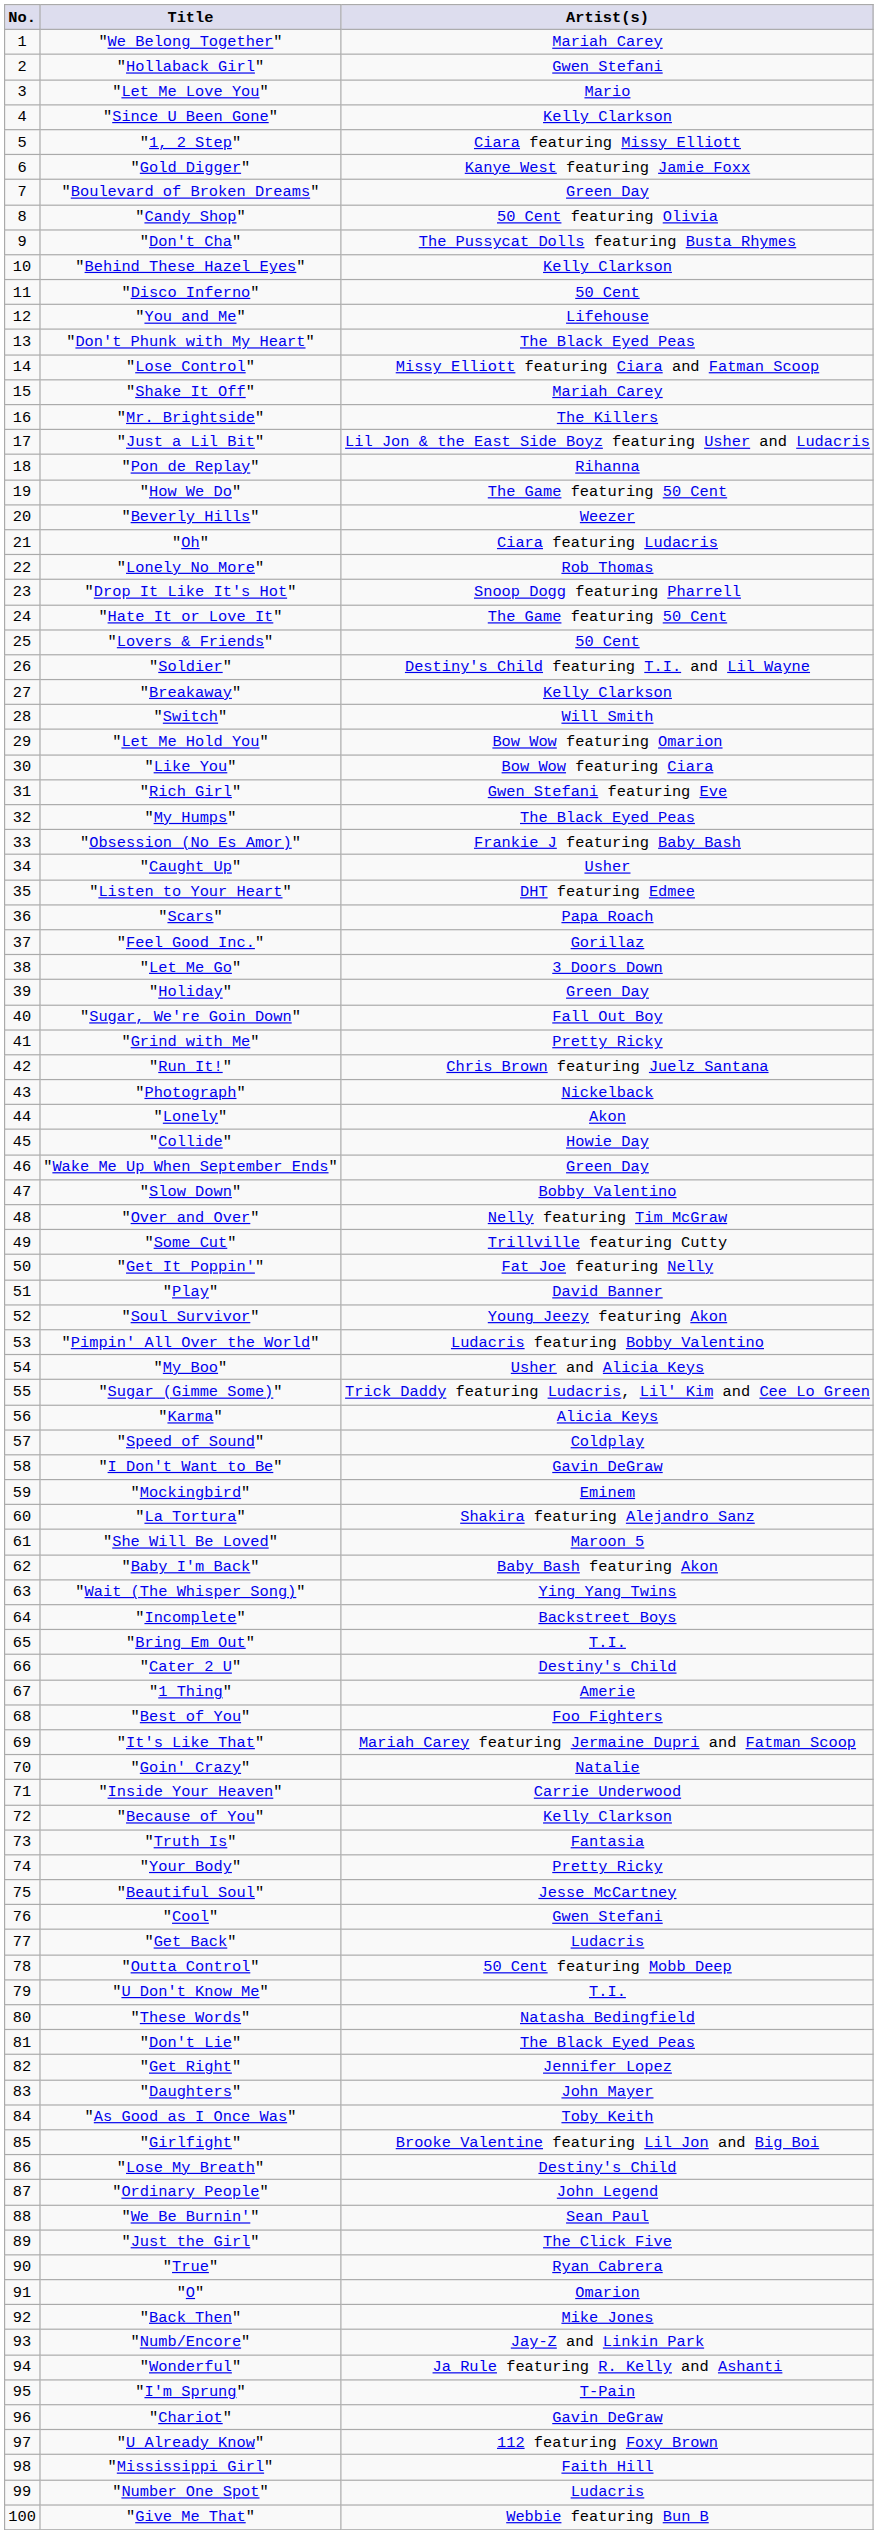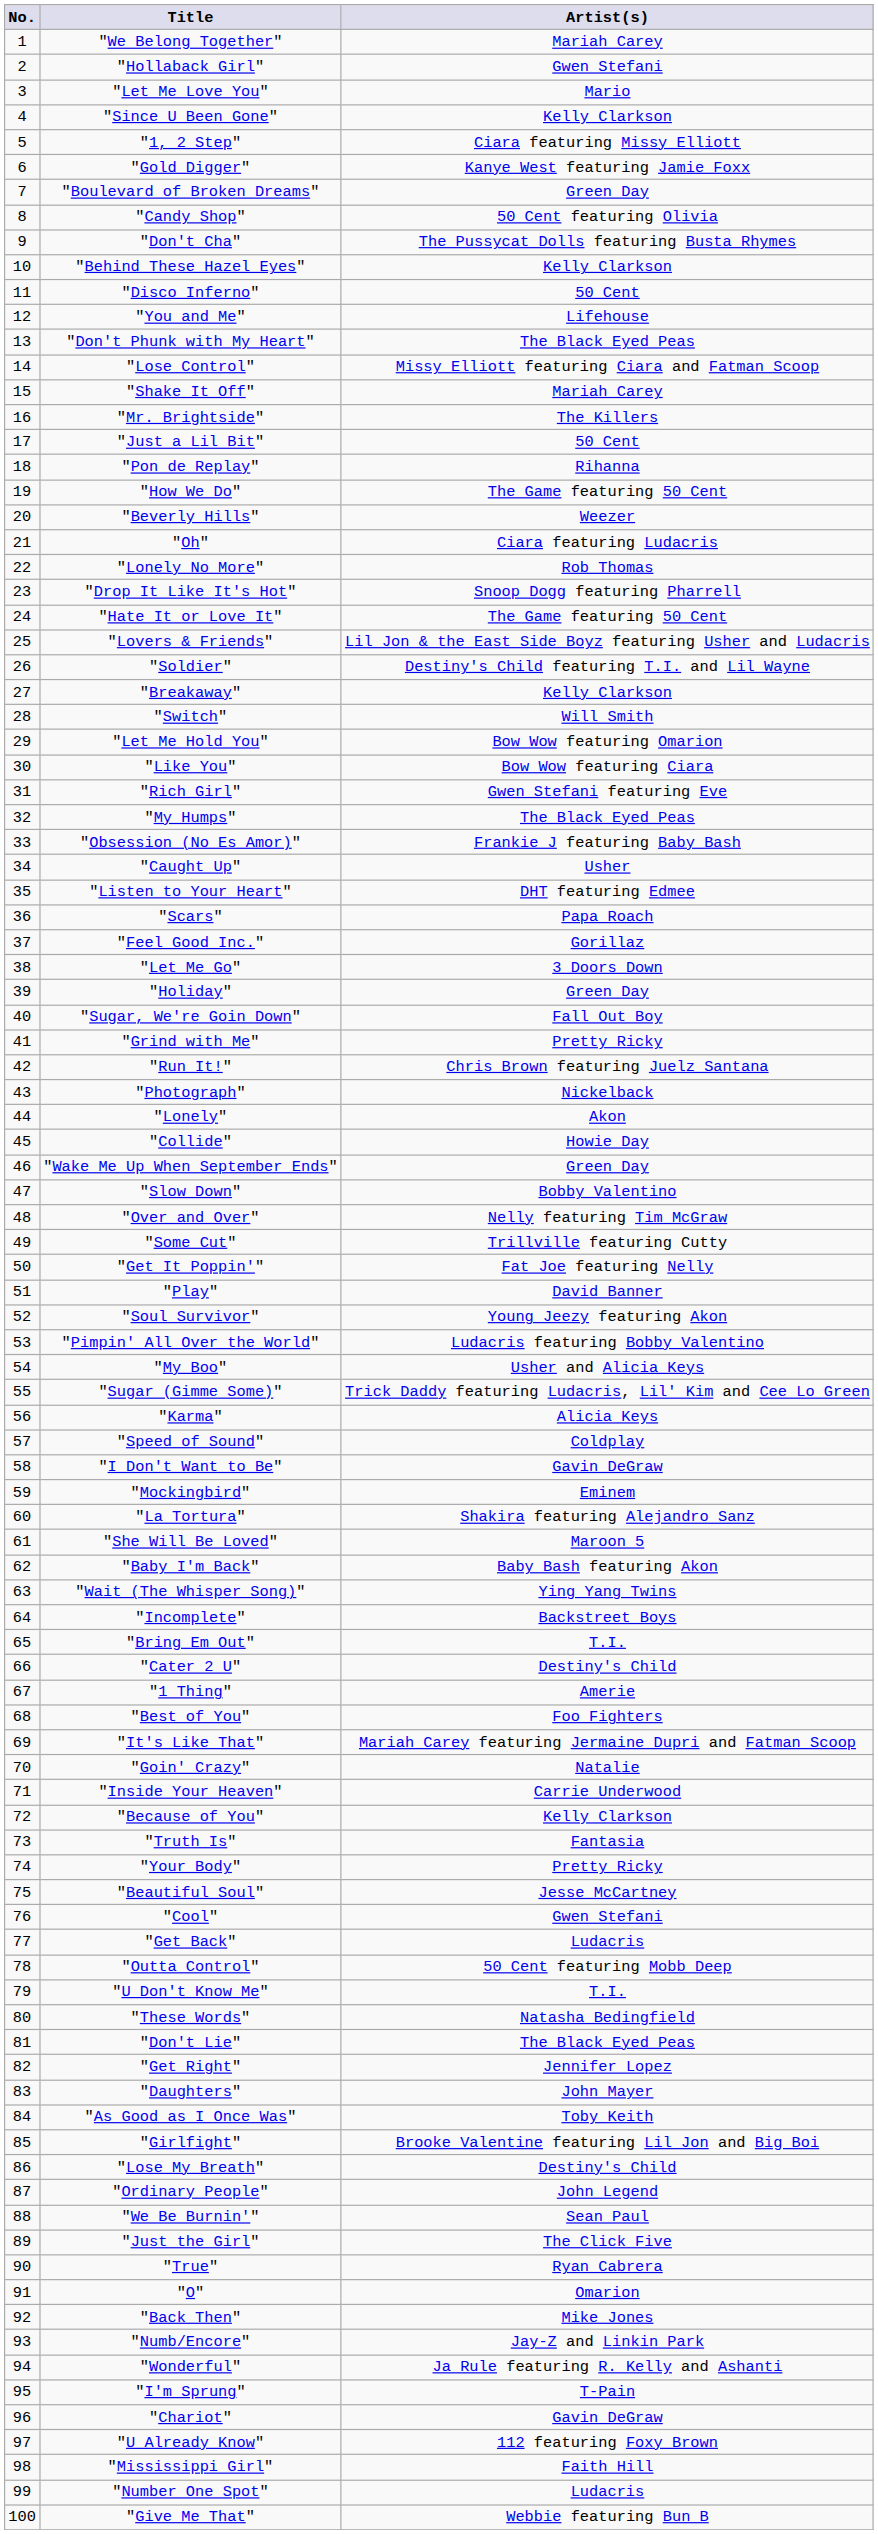(607, 442) Lil Jon & the East Side Boyz featuring Usher and Ludacris -> (607, 442) 50 Cent
(607, 642) 50 Cent -> (607, 642) Lil Jon & the East Side Boyz featuring Usher and Ludacris
